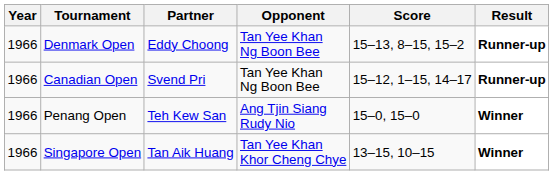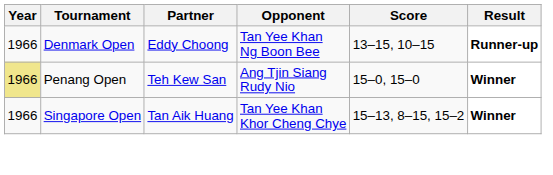(408, 44) 15–13, 8–15, 15–2 -> (394, 44) 13–15, 10–15
- row: (91, 80)
(22, 116) no background -> (22, 80) khaki background
(394, 152) 13–15, 10–15 -> (408, 116) 15–13, 8–15, 15–2
